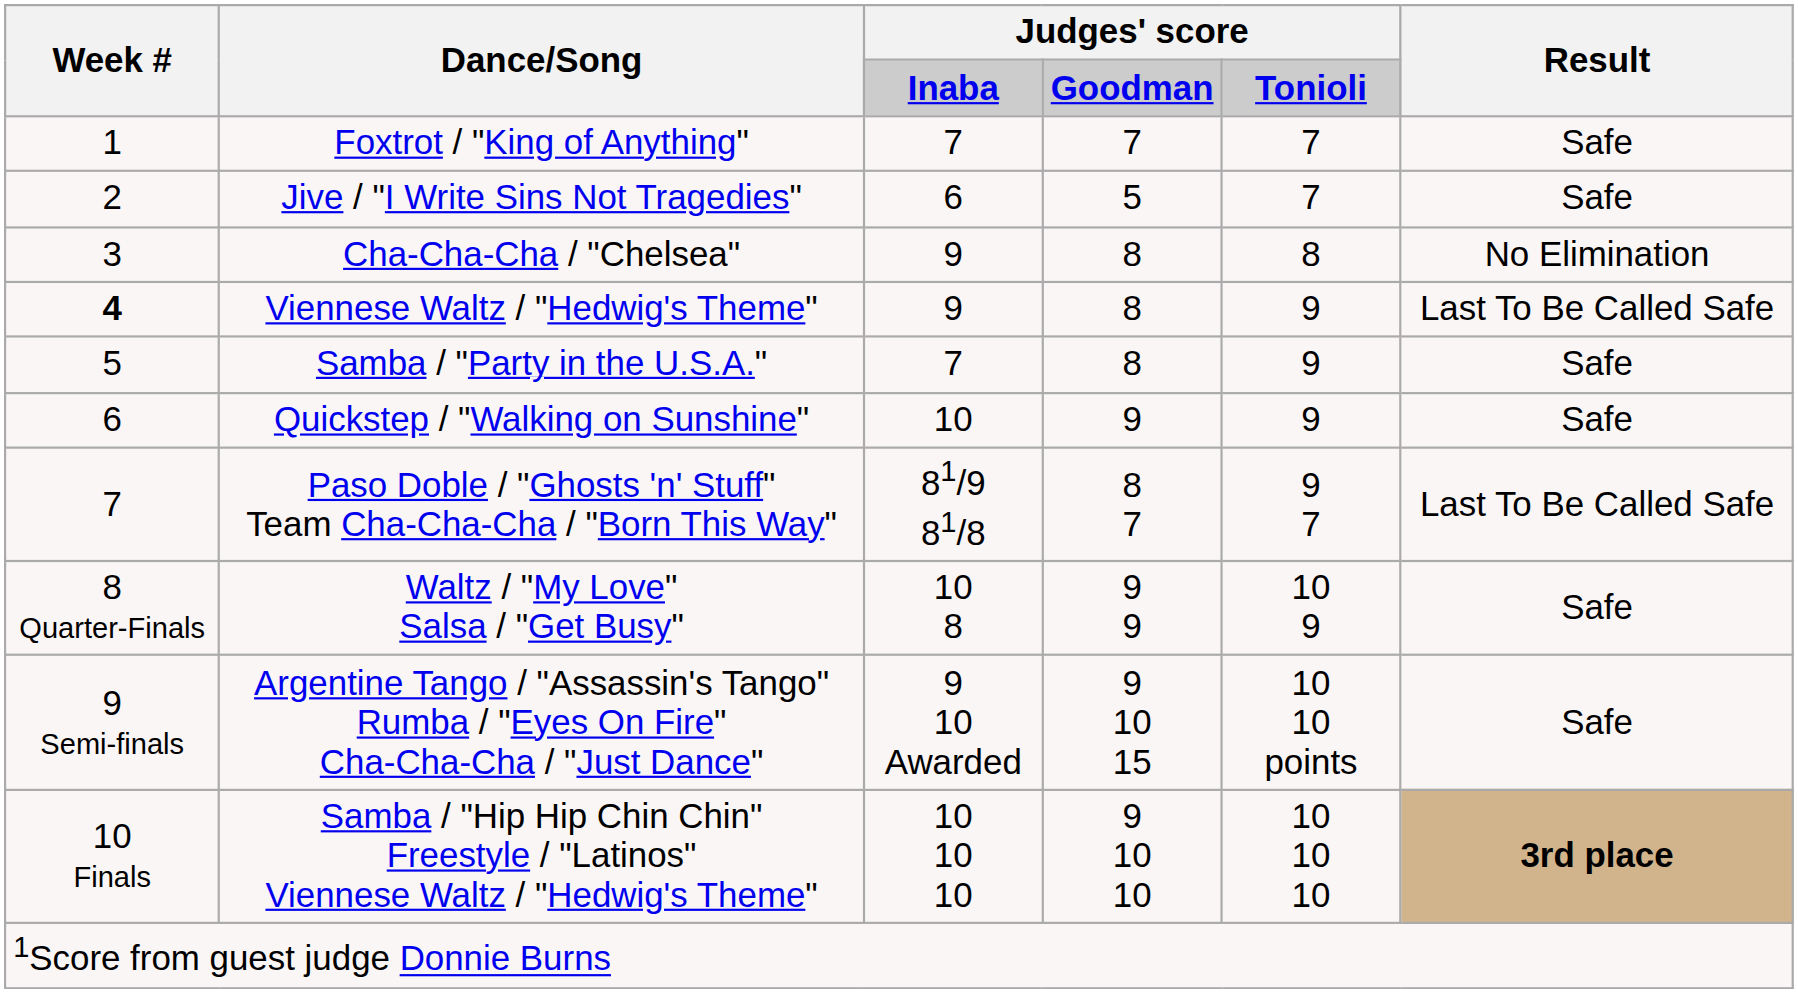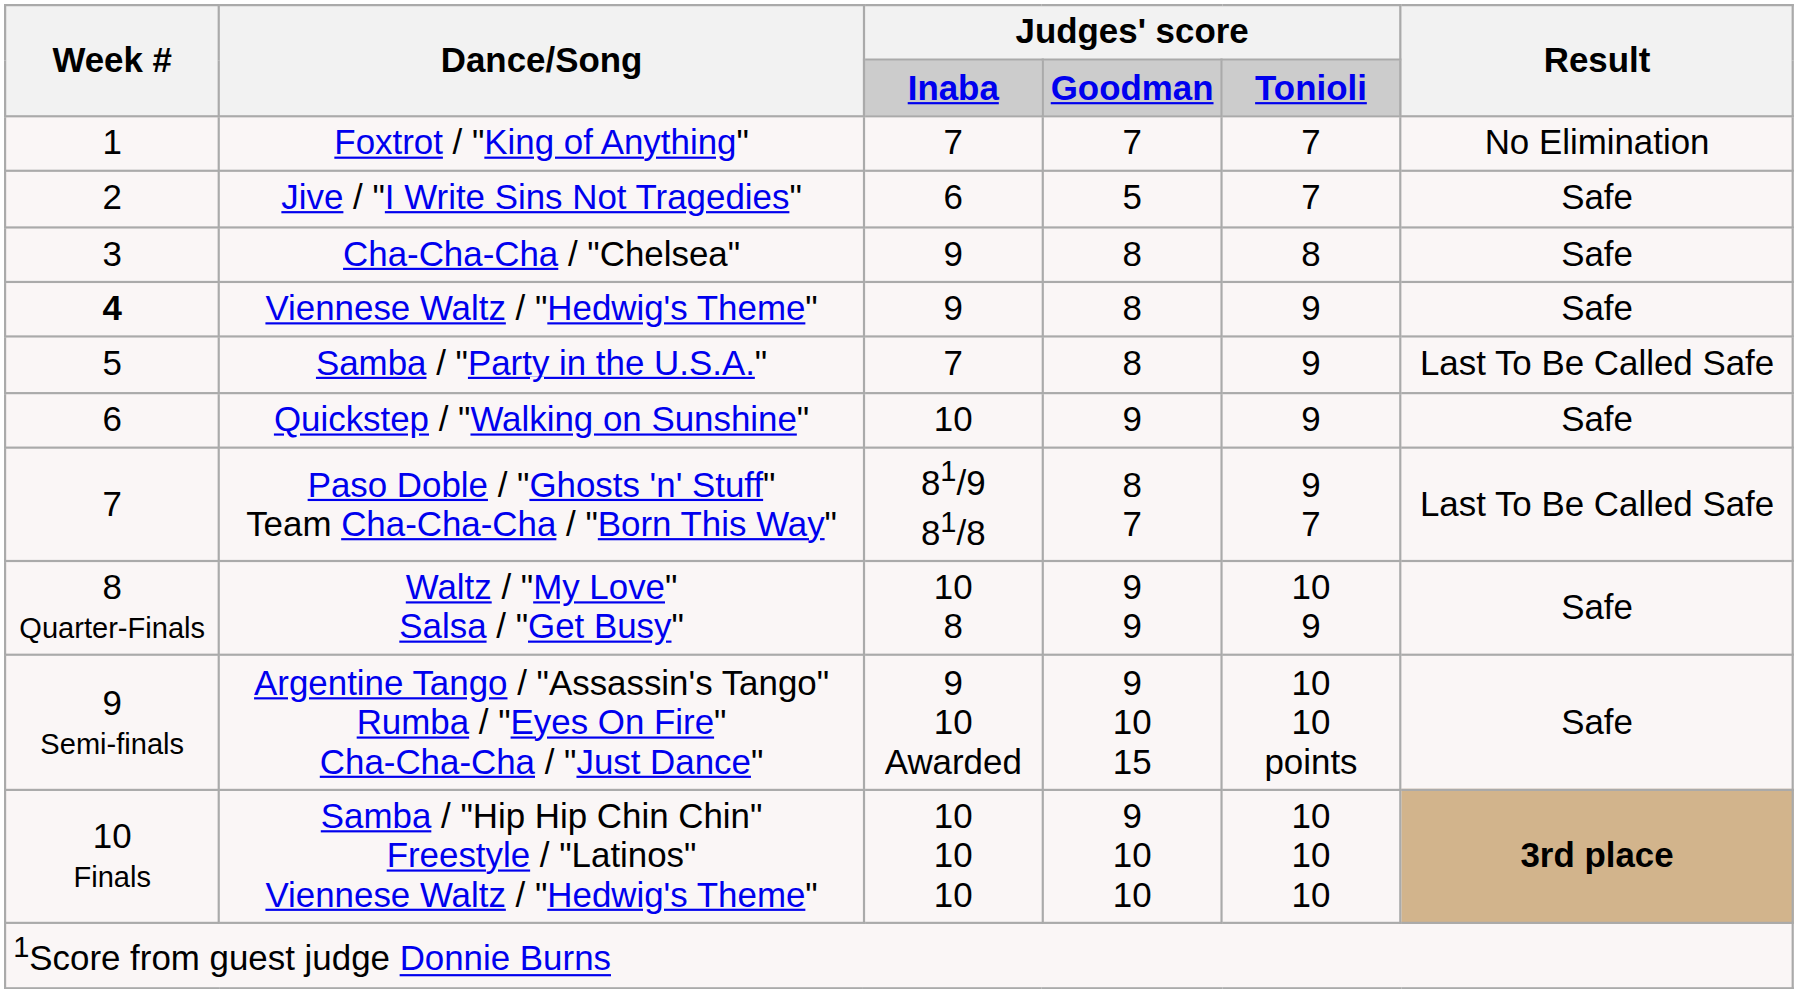(1597, 142) Safe -> (1597, 142) No Elimination
(1597, 253) No Elimination -> (1597, 253) Safe
(1597, 308) Last To Be Called Safe -> (1597, 308) Safe
(1597, 364) Safe -> (1597, 364) Last To Be Called Safe
